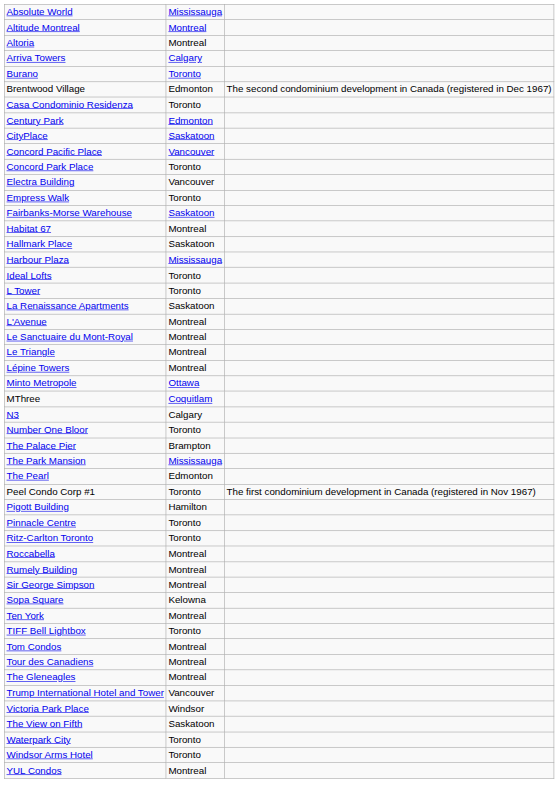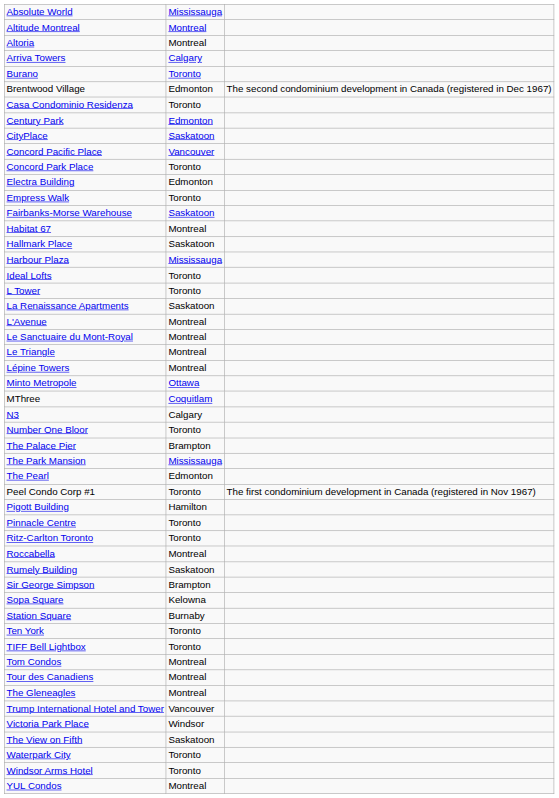(191, 182) Vancouver -> (191, 182) Edmonton
(187, 569) Montreal -> (191, 569) Saskatoon
(187, 584) Montreal -> (190, 584) Brampton
+ row: (39, 615)
(187, 615) Montreal -> (185, 631) Toronto
